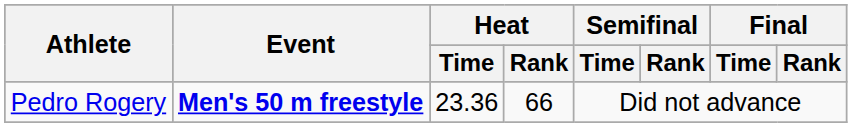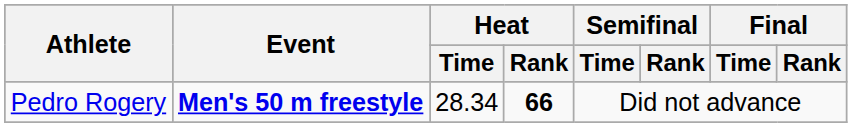(467, 103) 23.36 -> (467, 103) 28.34
(539, 103) normal -> (539, 103) bold
